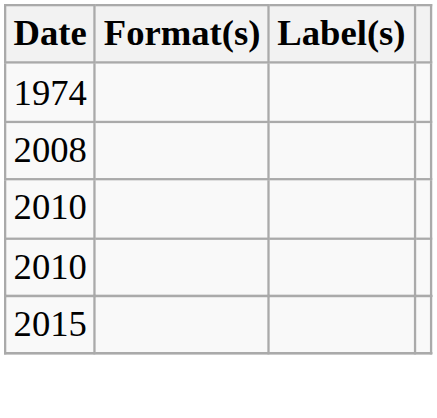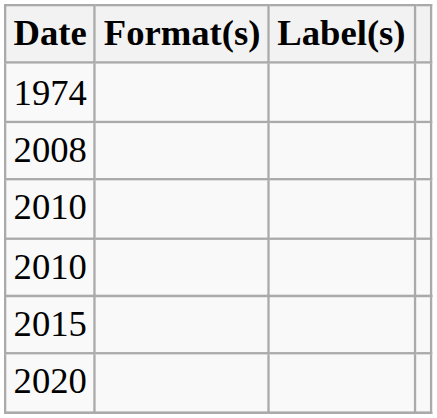+ row: (50, 382)
